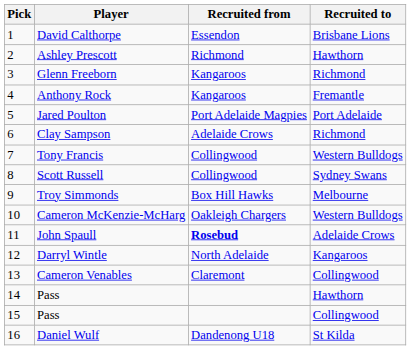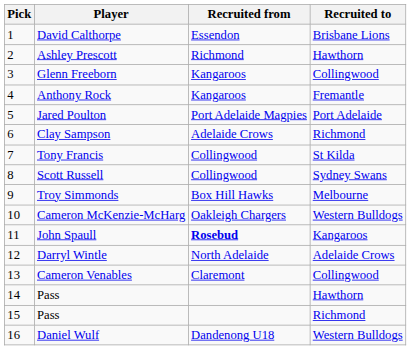(339, 74) Richmond -> (346, 74) Collingwood
(358, 154) Western Bulldogs -> (334, 154) St Kilda
(354, 235) Adelaide Crows -> (340, 235) Kangaroos
(340, 255) Kangaroos -> (354, 255) Adelaide Crows
(346, 315) Collingwood -> (339, 315) Richmond
(334, 335) St Kilda -> (358, 335) Western Bulldogs
